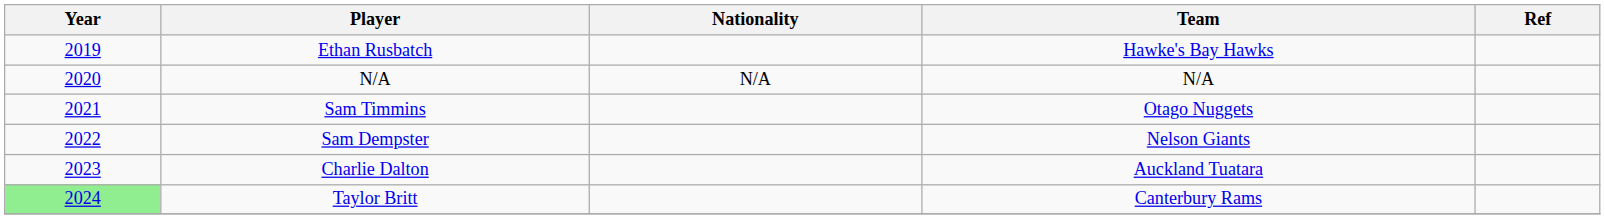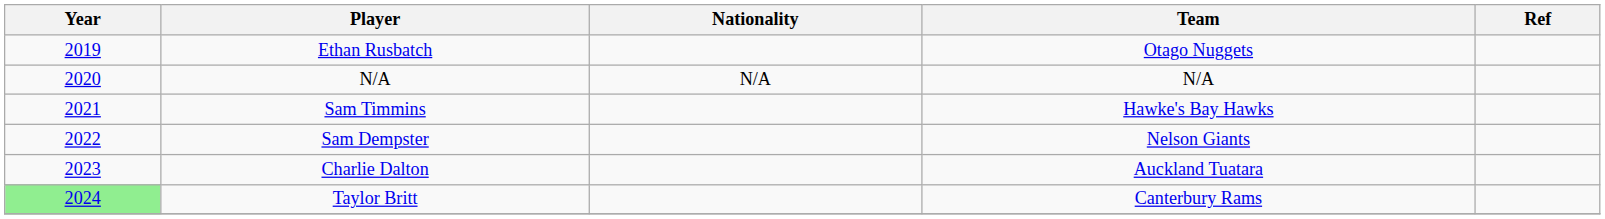(1198, 49) Hawke's Bay Hawks -> (1198, 49) Otago Nuggets
(1198, 109) Otago Nuggets -> (1198, 109) Hawke's Bay Hawks
